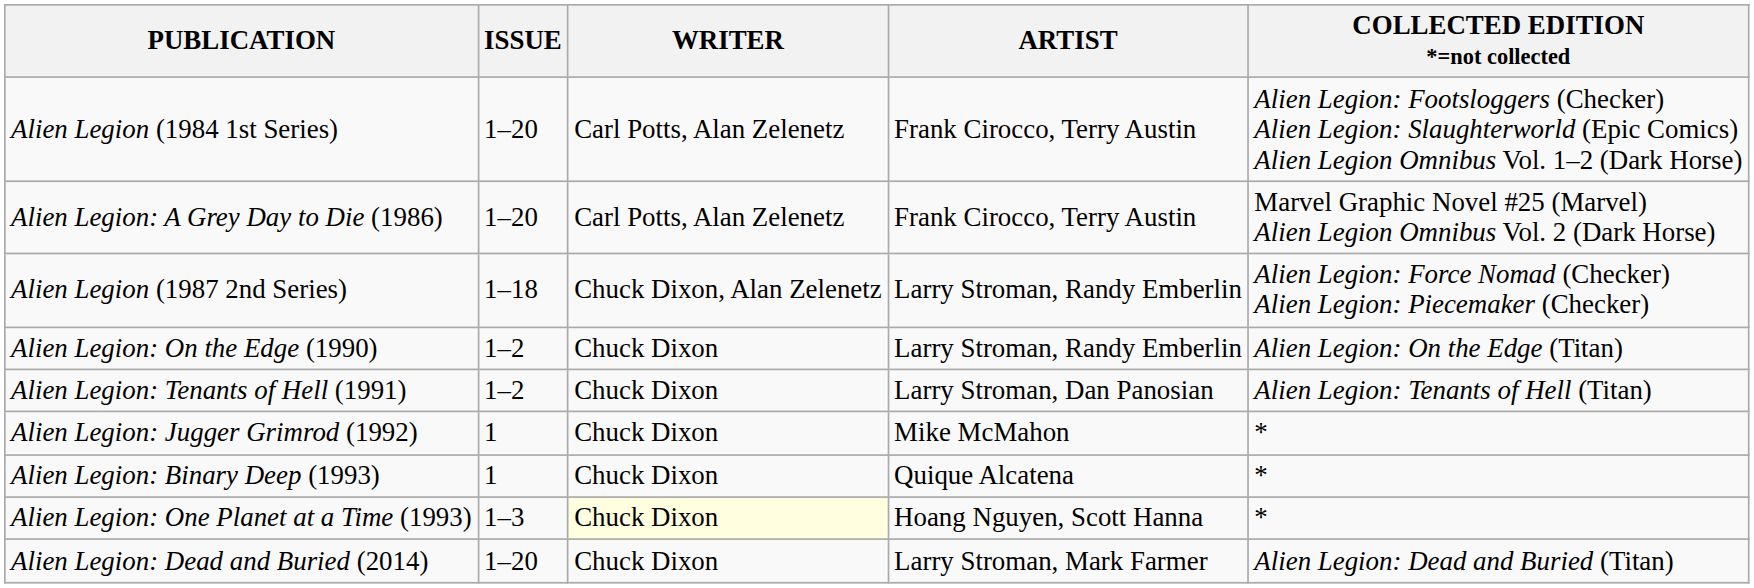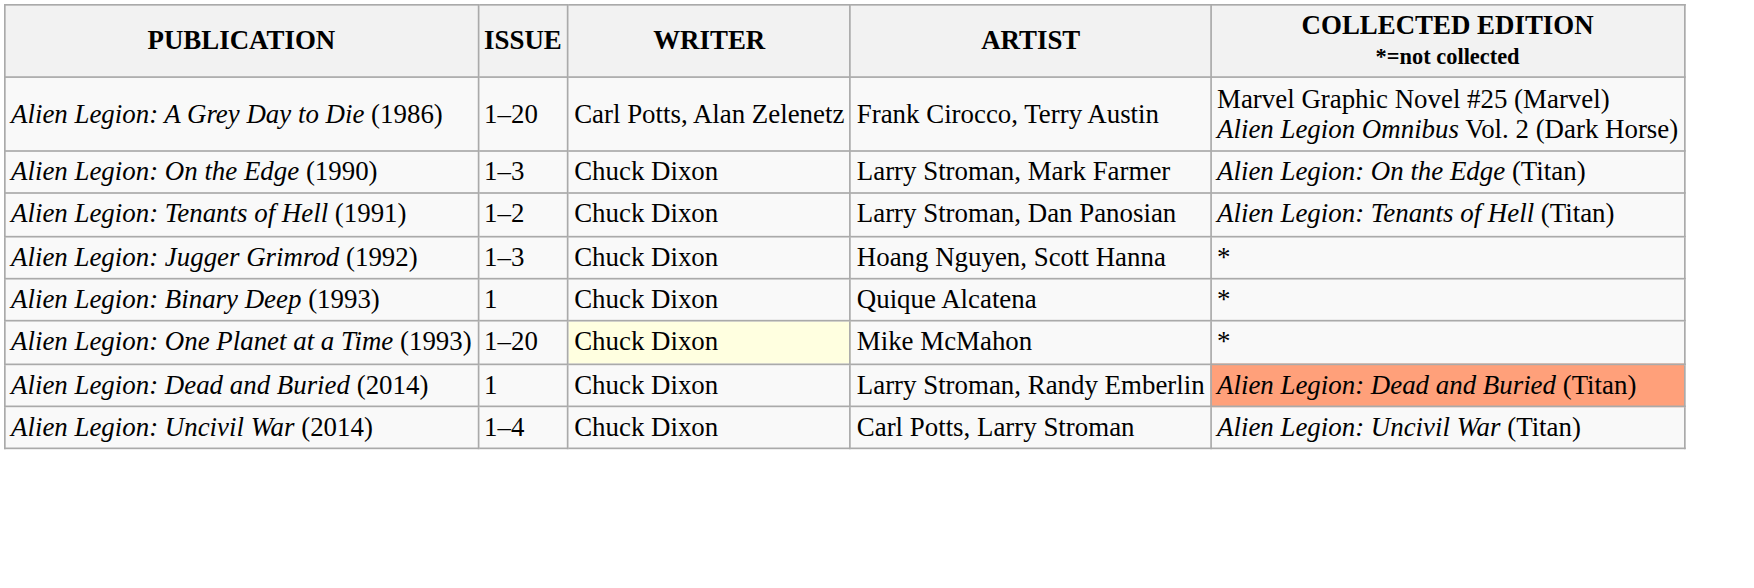- row: (175, 128)
- row: (179, 289)
(504, 347) 1–2 -> (504, 171) 1–3
(1068, 347) Larry Stroman, Randy Emberlin -> (1014, 171) Larry Stroman, Mark Farmer
(491, 432) 1 -> (504, 256) 1–3
(982, 432) Mike McMahon -> (1011, 256) Hoang Nguyen, Scott Hanna
(504, 518) 1–3 -> (511, 342) 1–20
(1049, 518) Hoang Nguyen, Scott Hanna -> (945, 342) Mike McMahon
(511, 560) 1–20 -> (491, 384) 1
(1051, 560) Larry Stroman, Mark Farmer -> (1031, 384) Larry Stroman, Randy Emberlin
(1464, 560) no background -> (1427, 384) lightsalmon background
+ row: (192, 427)
